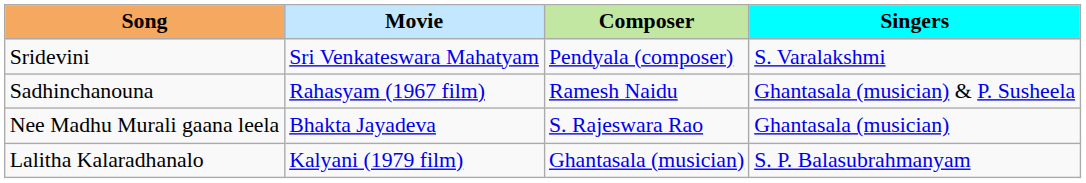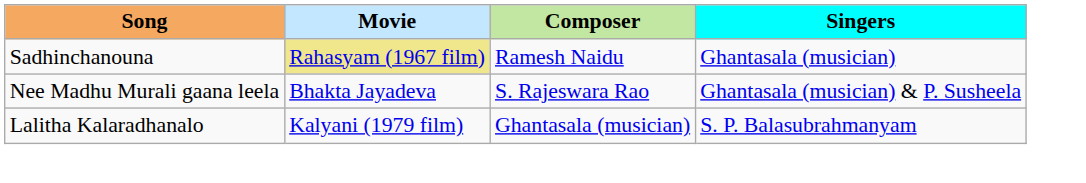- row: (50, 56)
(387, 90) no background -> (387, 56) khaki background
(915, 90) Ghantasala (musician) & P. Susheela -> (798, 56) Ghantasala (musician)
(852, 125) Ghantasala (musician) -> (861, 90) Ghantasala (musician) & P. Susheela
